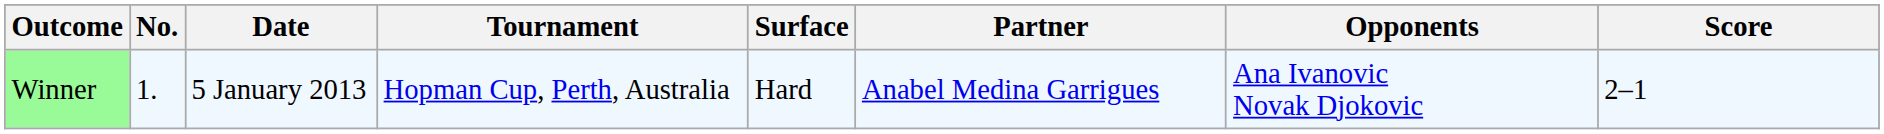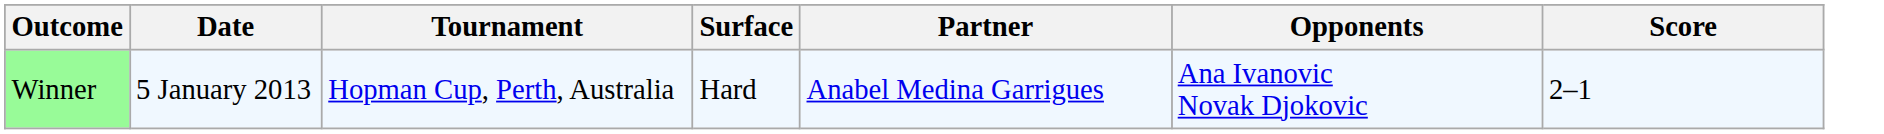- column: (157, 27)
